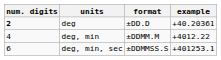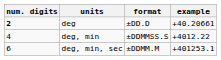(193, 23) +40.20361 -> (193, 23) +40.20661
(143, 36) ±DDMM.M -> (147, 36) ±DDMMSS.S
(147, 49) ±DDMMSS.S -> (143, 49) ±DDMM.M
